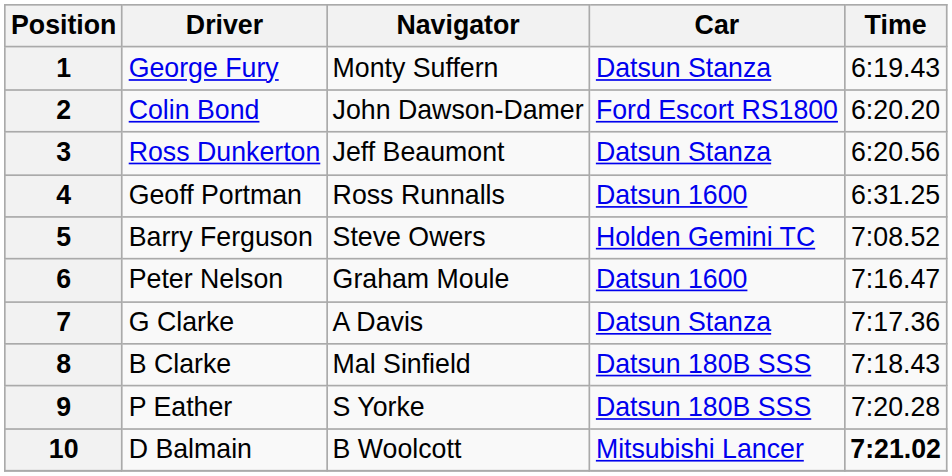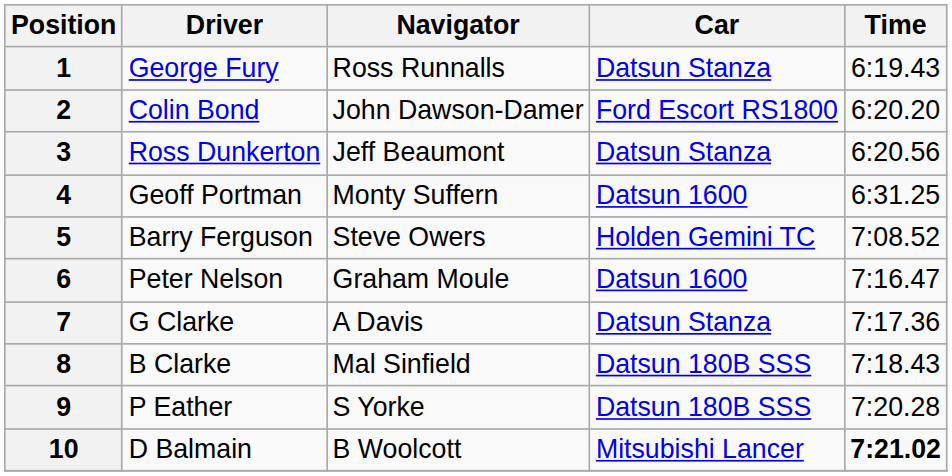(416, 68) Monty Suffern -> (419, 68) Ross Runnalls
(419, 195) Ross Runnalls -> (416, 195) Monty Suffern
